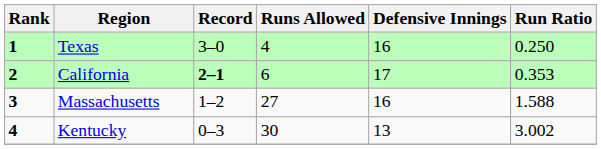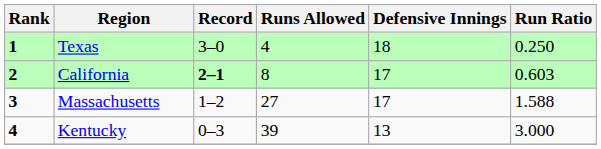(382, 46) 16 -> (382, 46) 18
(265, 74) 6 -> (265, 74) 8
(534, 74) 0.353 -> (534, 74) 0.603
(382, 102) 16 -> (382, 102) 17
(270, 130) 30 -> (270, 130) 39
(534, 130) 3.002 -> (534, 130) 3.000
